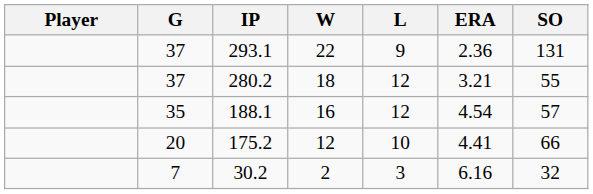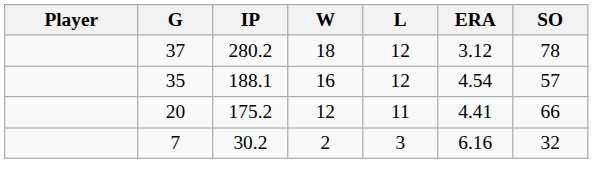- row: (250, 50)
(475, 81) 3.21 -> (475, 50) 3.12
(550, 81) 55 -> (550, 50) 78
(400, 142) 10 -> (400, 111) 11
